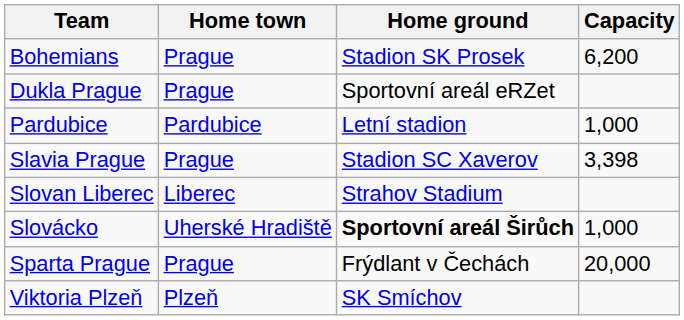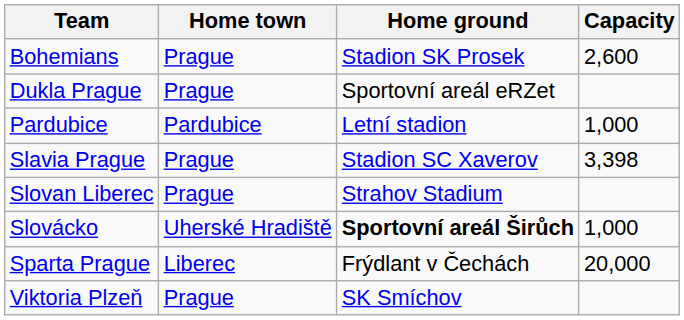(611, 56) 6,200 -> (611, 56) 2,600
(199, 194) Liberec -> (199, 194) Prague
(199, 263) Prague -> (199, 263) Liberec
(191, 297) Plzeň -> (199, 297) Prague
